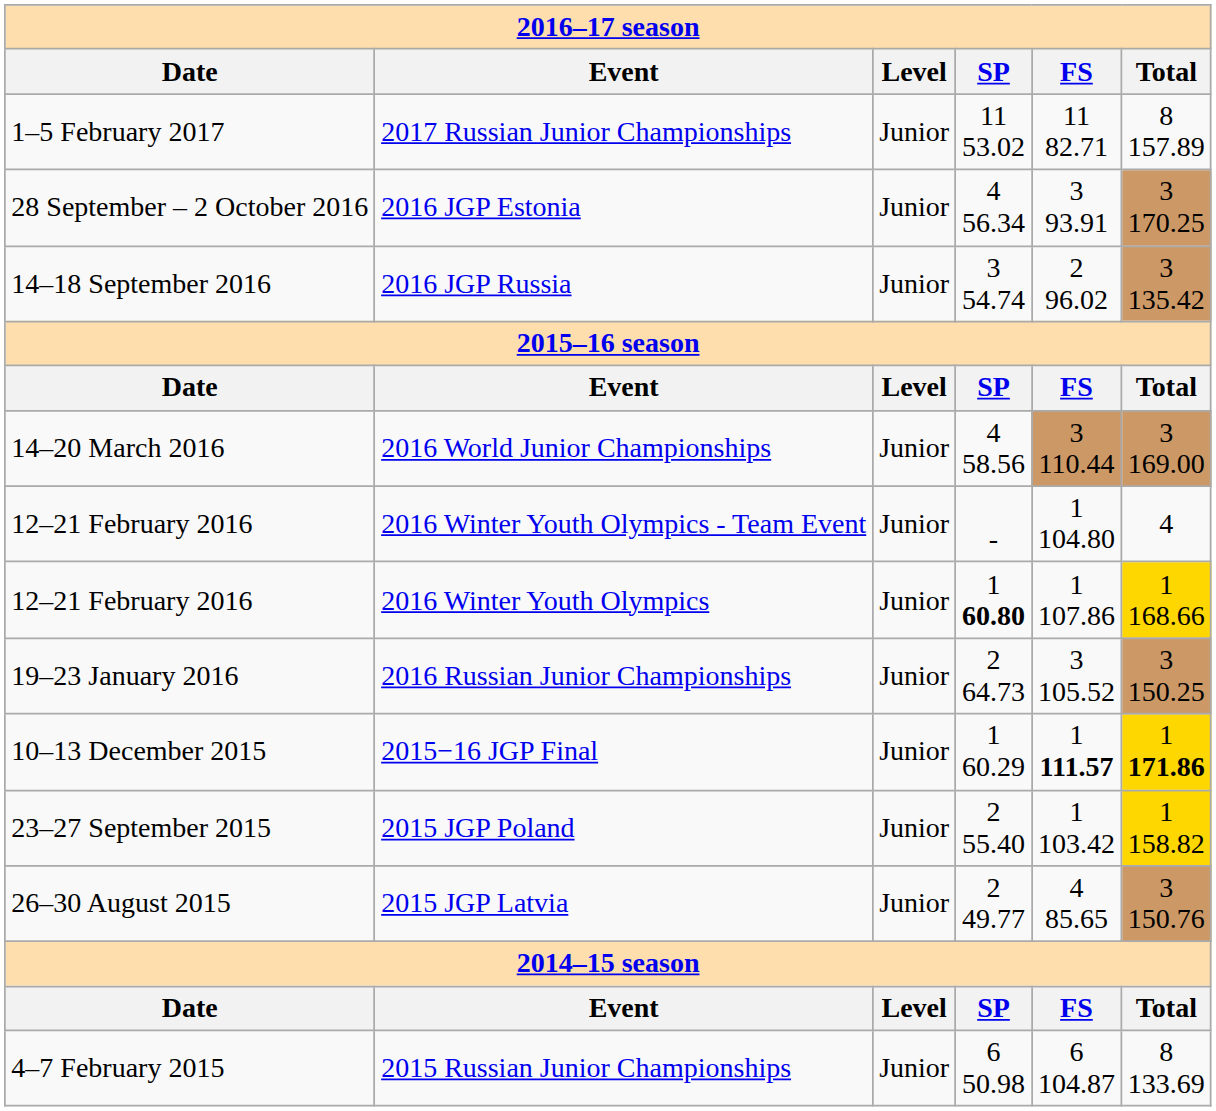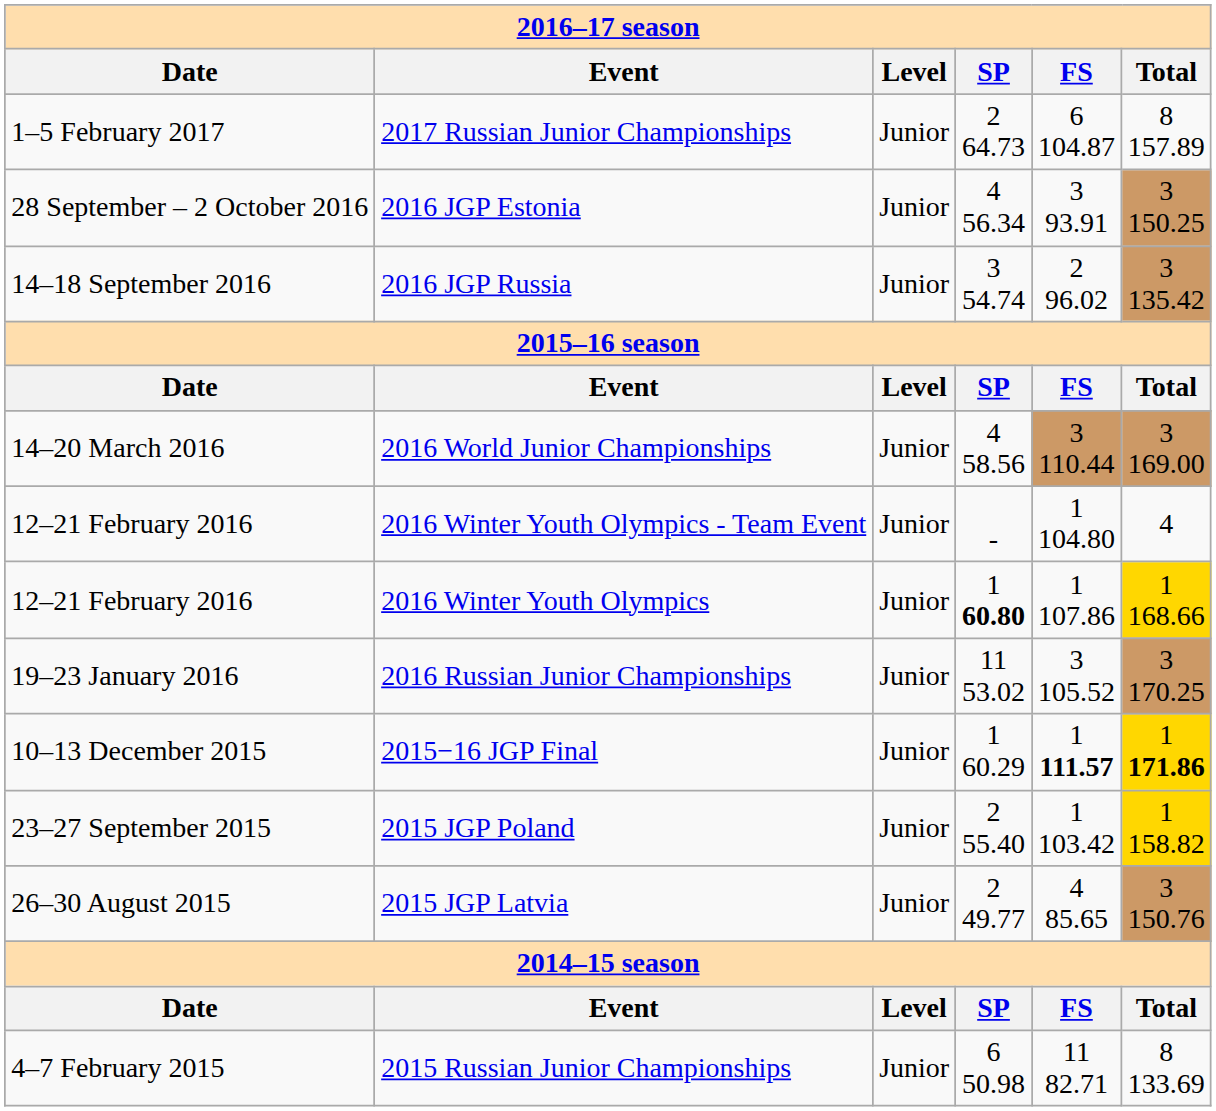(994, 131) 11 53.02 -> (994, 131) 2 64.73
(1076, 131) 11 82.71 -> (1076, 131) 6 104.87
(1166, 207) 3 170.25 -> (1166, 207) 3 150.25
(994, 675) 2 64.73 -> (994, 675) 11 53.02
(1166, 675) 3 150.25 -> (1166, 675) 3 170.25
(1076, 1067) 6 104.87 -> (1076, 1067) 11 82.71
